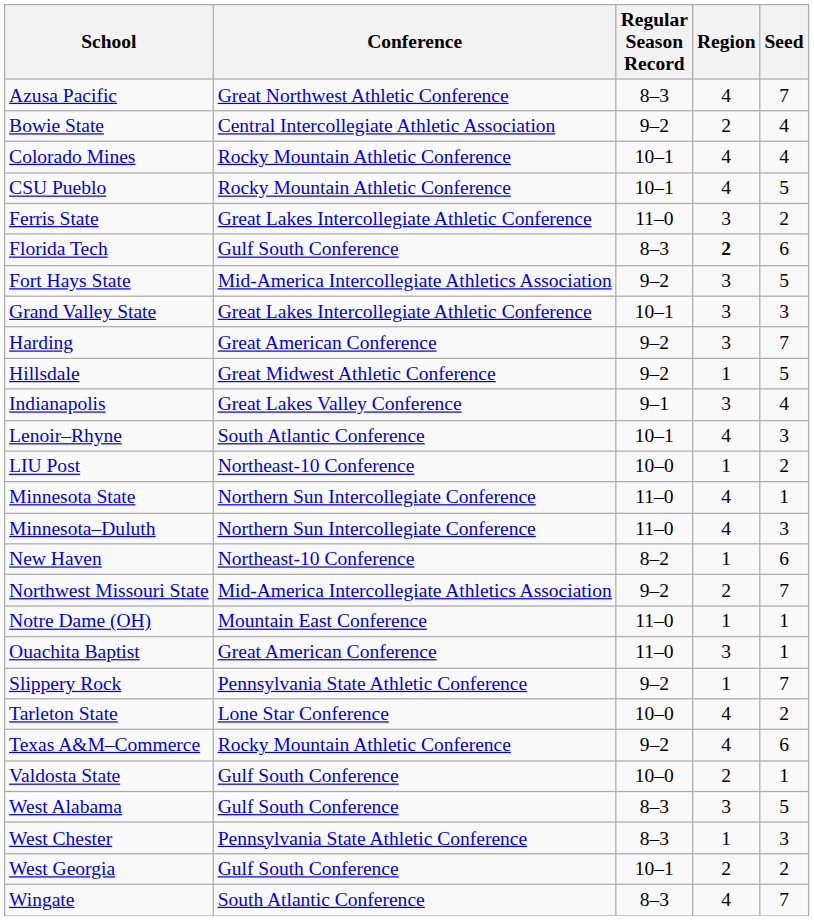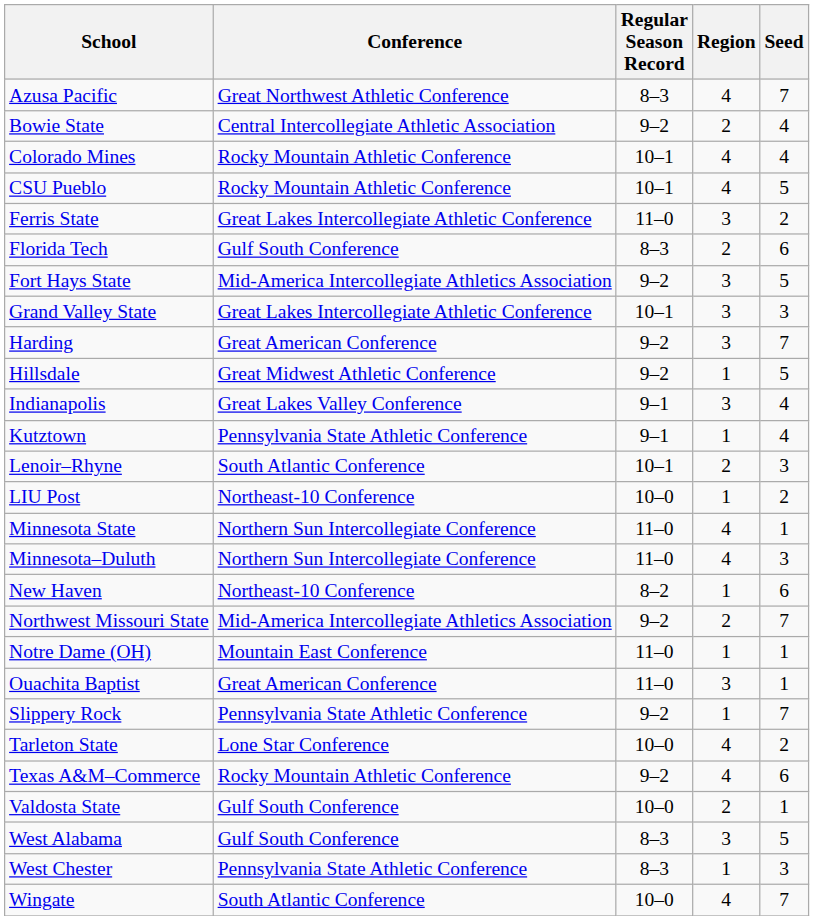(726, 249) bold -> (726, 249) normal
+ row: (48, 435)
(726, 435) 4 -> (726, 466) 2
- row: (62, 868)
(654, 899) 8–3 -> (654, 899) 10–0
